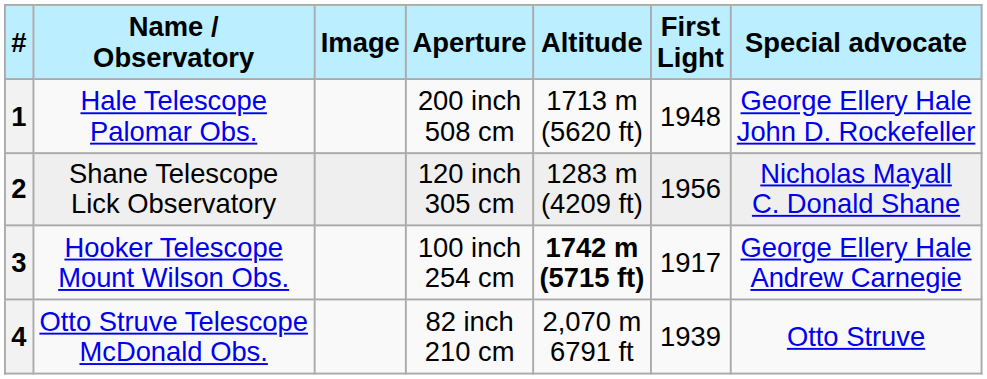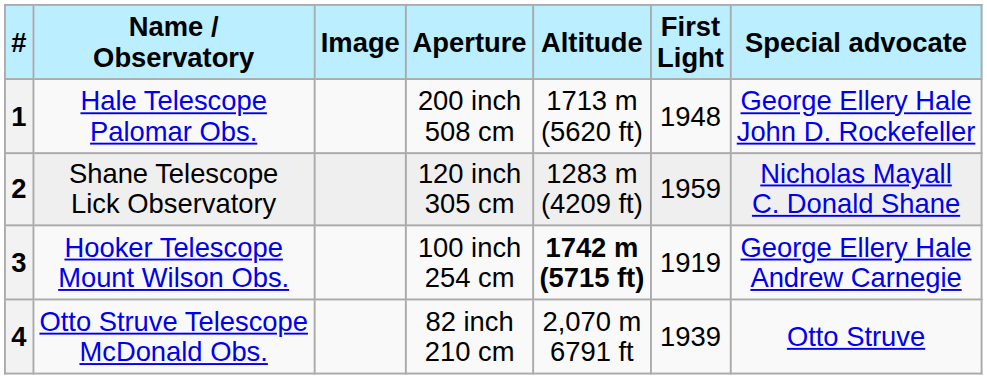(691, 189) 1956 -> (691, 189) 1959
(691, 263) 1917 -> (691, 263) 1919
